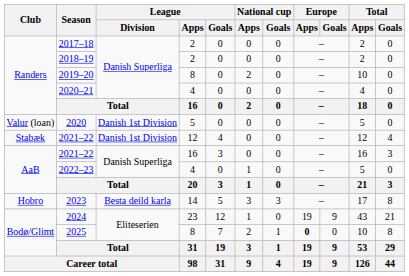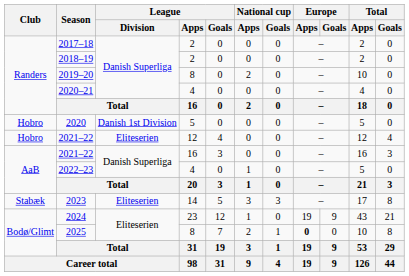(30, 122) Valur (loan) -> (30, 122) Hobro
(30, 138) Stabæk -> (30, 138) Hobro
(138, 138) Danish 1st Division -> (137, 138) Eliteserien
(30, 201) Hobro -> (30, 201) Stabæk
(138, 201) Besta deild karla -> (137, 201) Eliteserien
